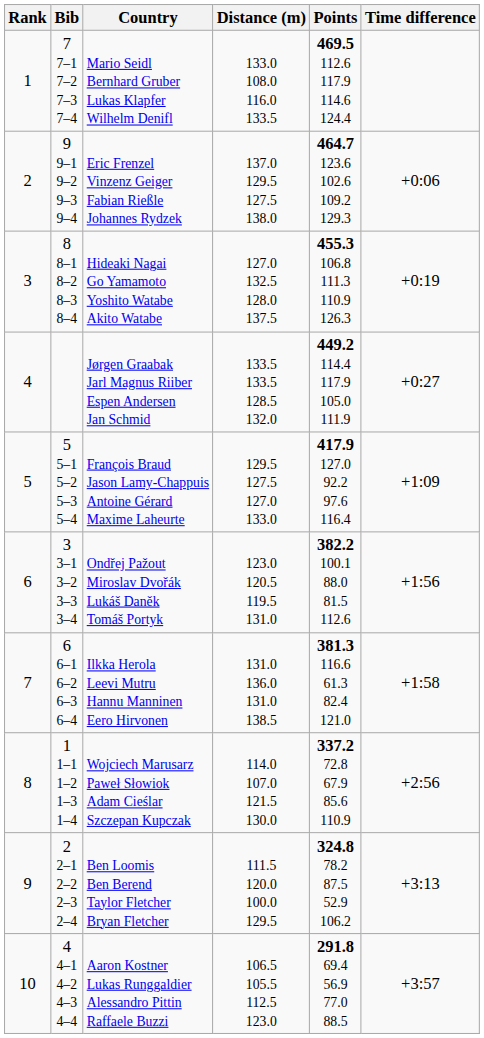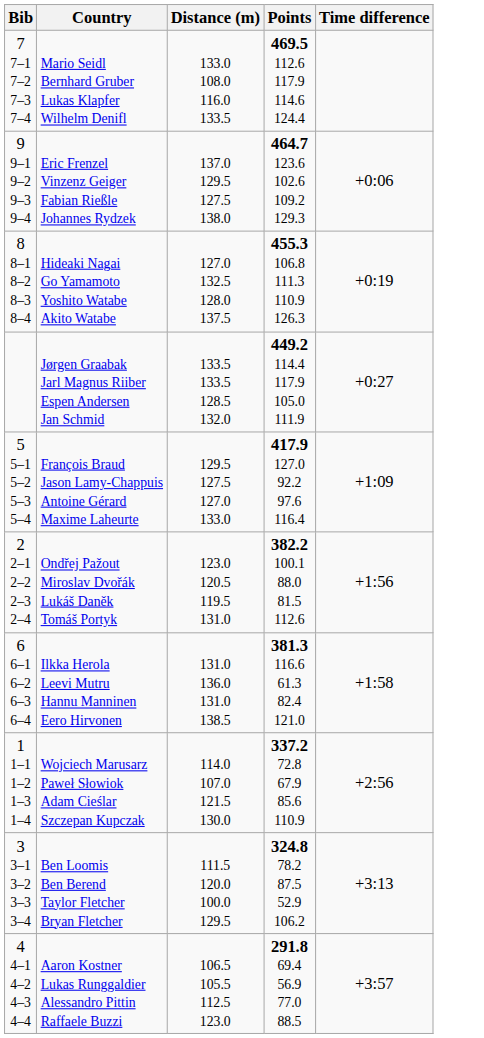- column: (28, 17)
(67, 582) 3 3–1 3–2 3–3 3–4 -> (21, 582) 2 2–1 2–2 2–3 2–4
(67, 883) 2 2–1 2–2 2–3 2–4 -> (21, 883) 3 3–1 3–2 3–3 3–4
